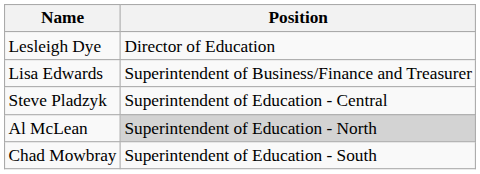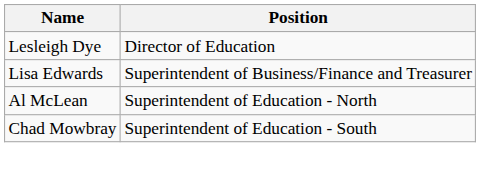- row: (58, 100)
(251, 127) lightgrey background -> (251, 100) no background
